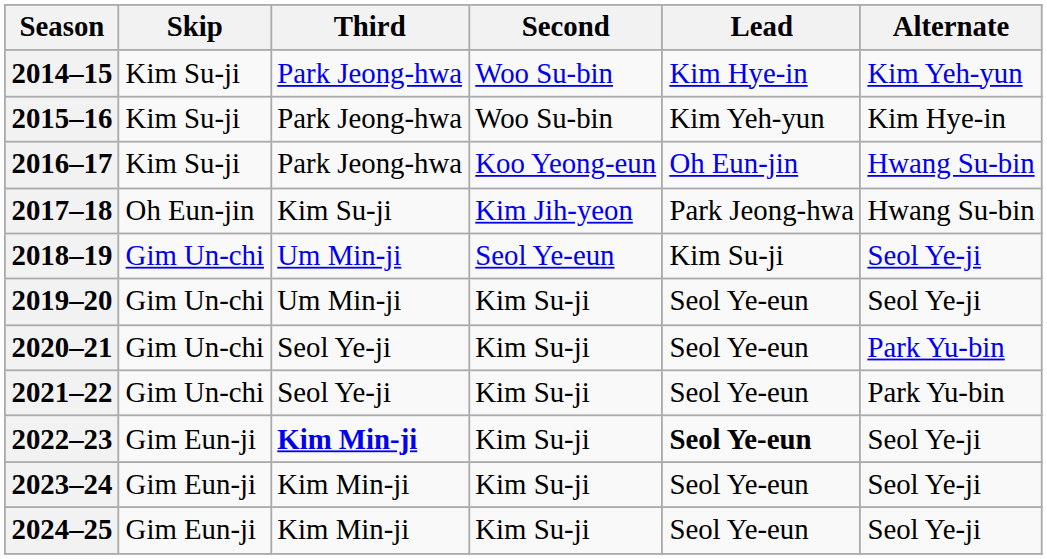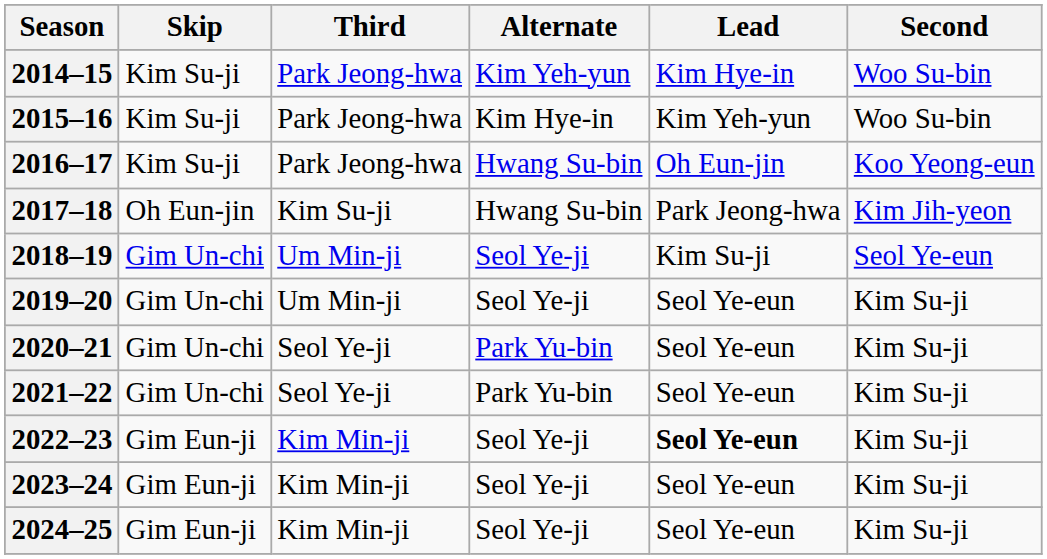columns swapped: (566, 27) <-> (951, 27)
(347, 438) bold -> (343, 438) normal
